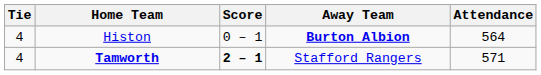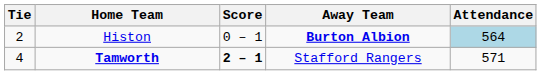(20, 37) 4 -> (20, 37) 2
(493, 37) no background -> (493, 37) lightblue background
